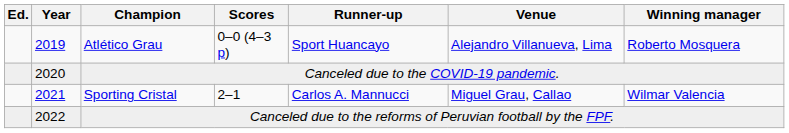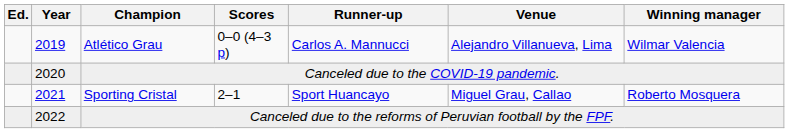(341, 44) Sport Huancayo -> (350, 44) Carlos A. Mannucci
(684, 44) Roberto Mosquera -> (676, 44) Wilmar Valencia
(350, 95) Carlos A. Mannucci -> (341, 95) Sport Huancayo
(676, 95) Wilmar Valencia -> (684, 95) Roberto Mosquera
